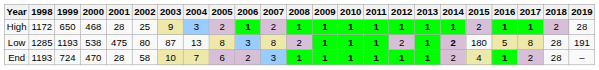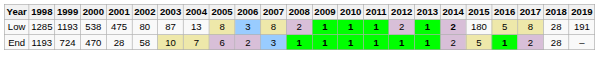- row: (17, 27)
(479, 58) 4 -> (479, 42) 5
